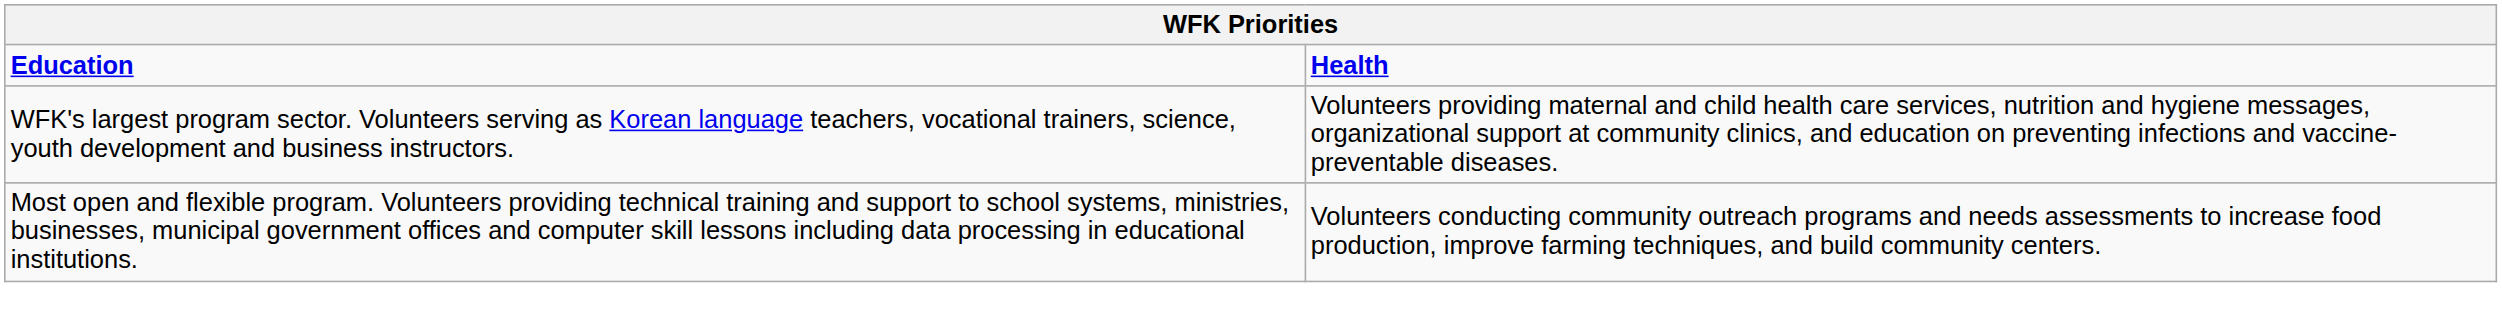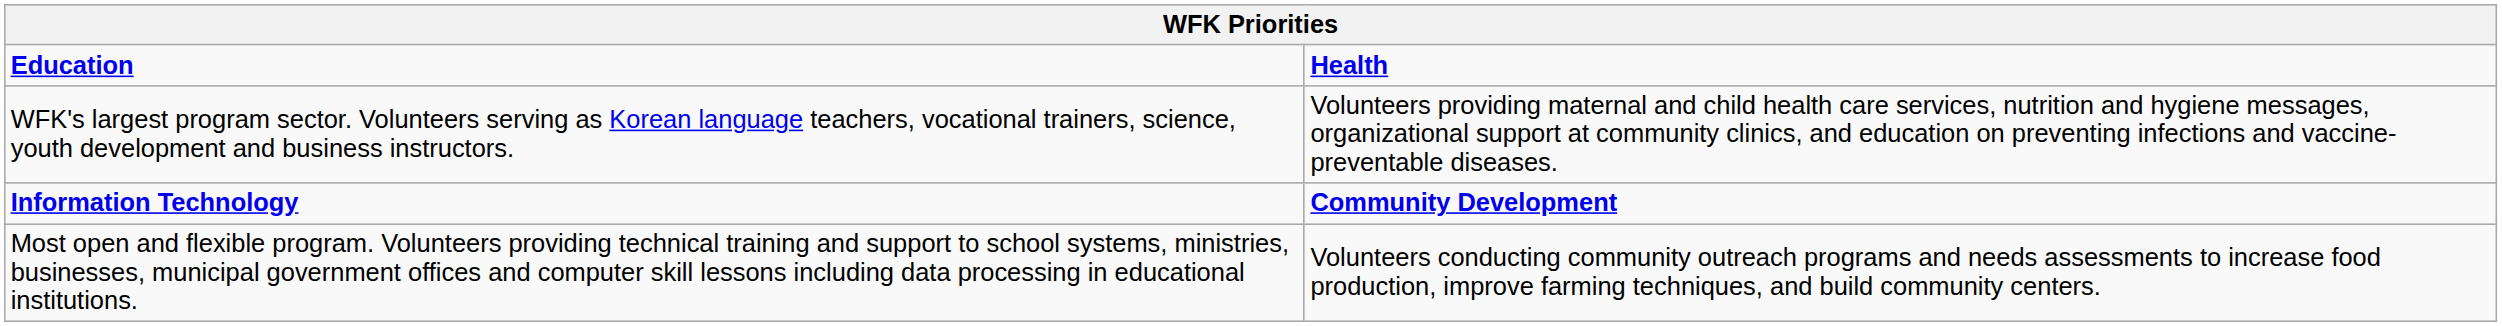+ row: (155, 202)
